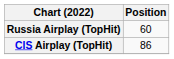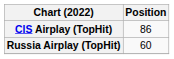rows swapped: (64, 45) <-> (64, 29)
